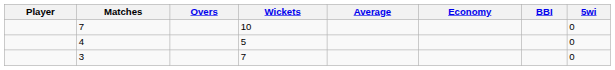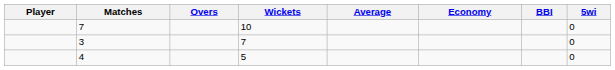rows swapped: (81, 57) <-> (81, 42)
